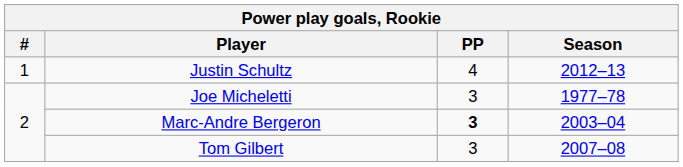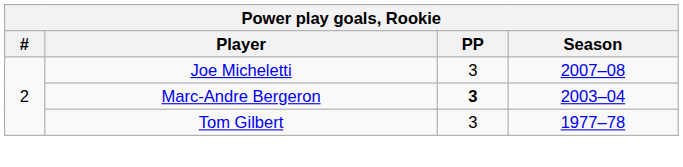- row: (241, 70)
(593, 97) 1977–78 -> (593, 70) 2007–08
(593, 149) 2007–08 -> (593, 123) 1977–78
